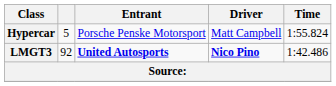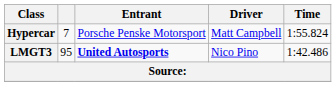(66, 33) 5 -> (66, 33) 7
(66, 52) 92 -> (66, 52) 95
(235, 52) bold -> (235, 52) normal
